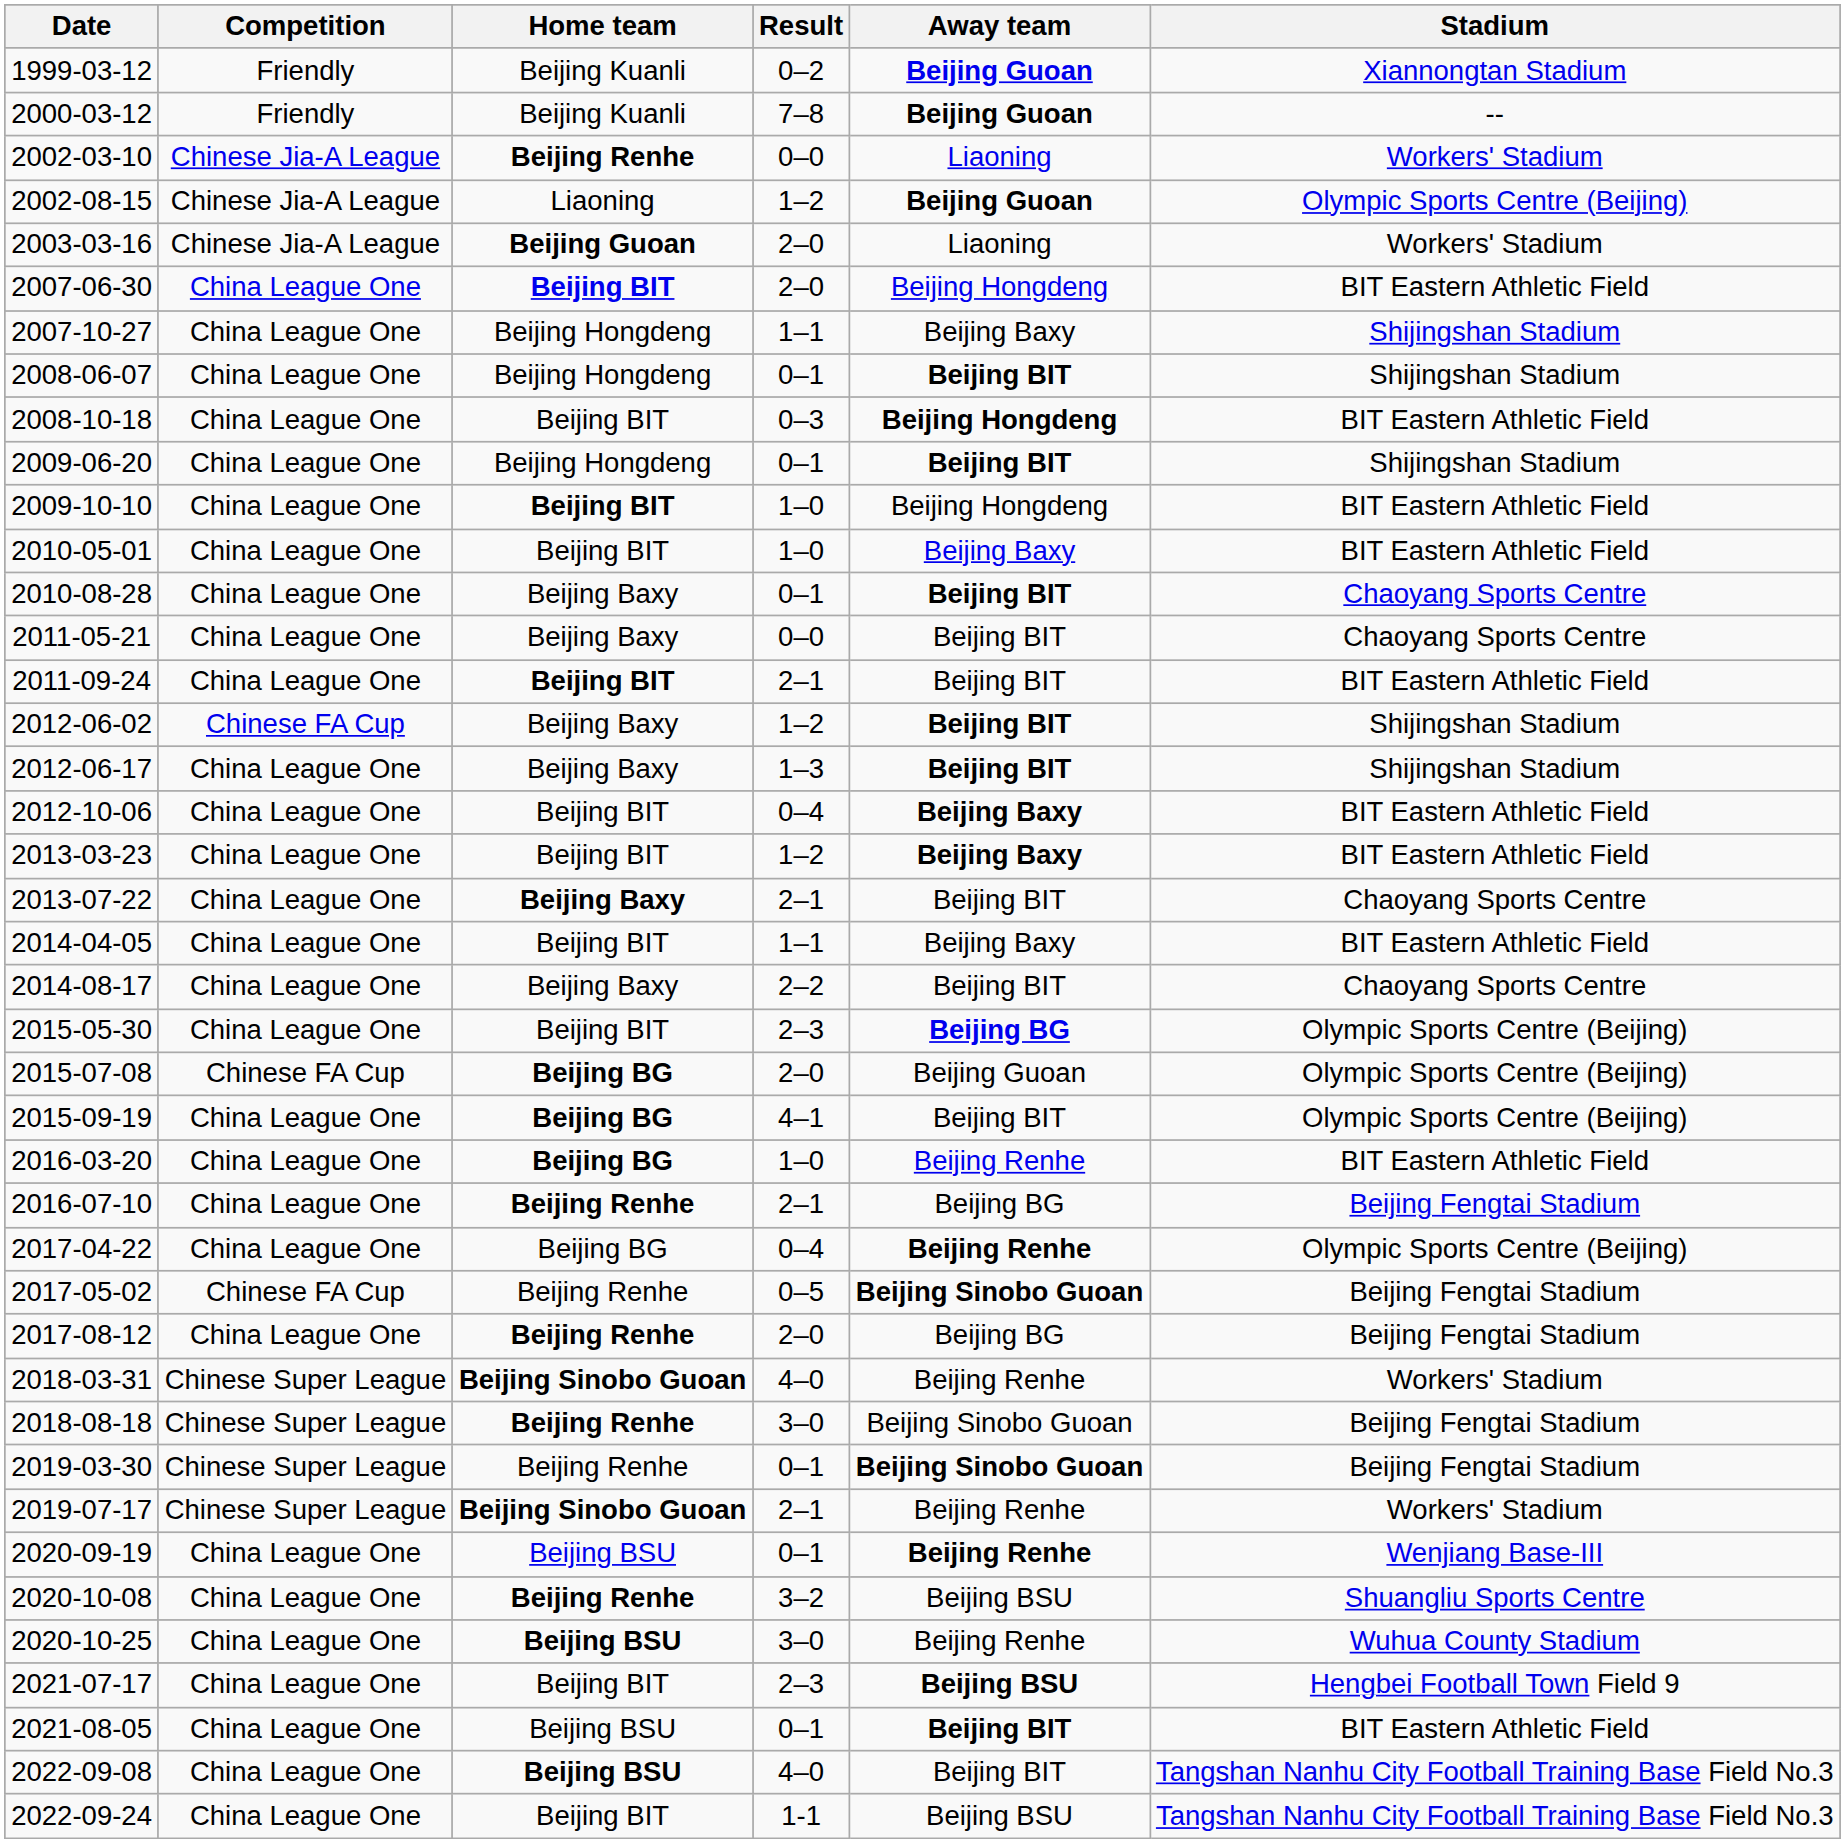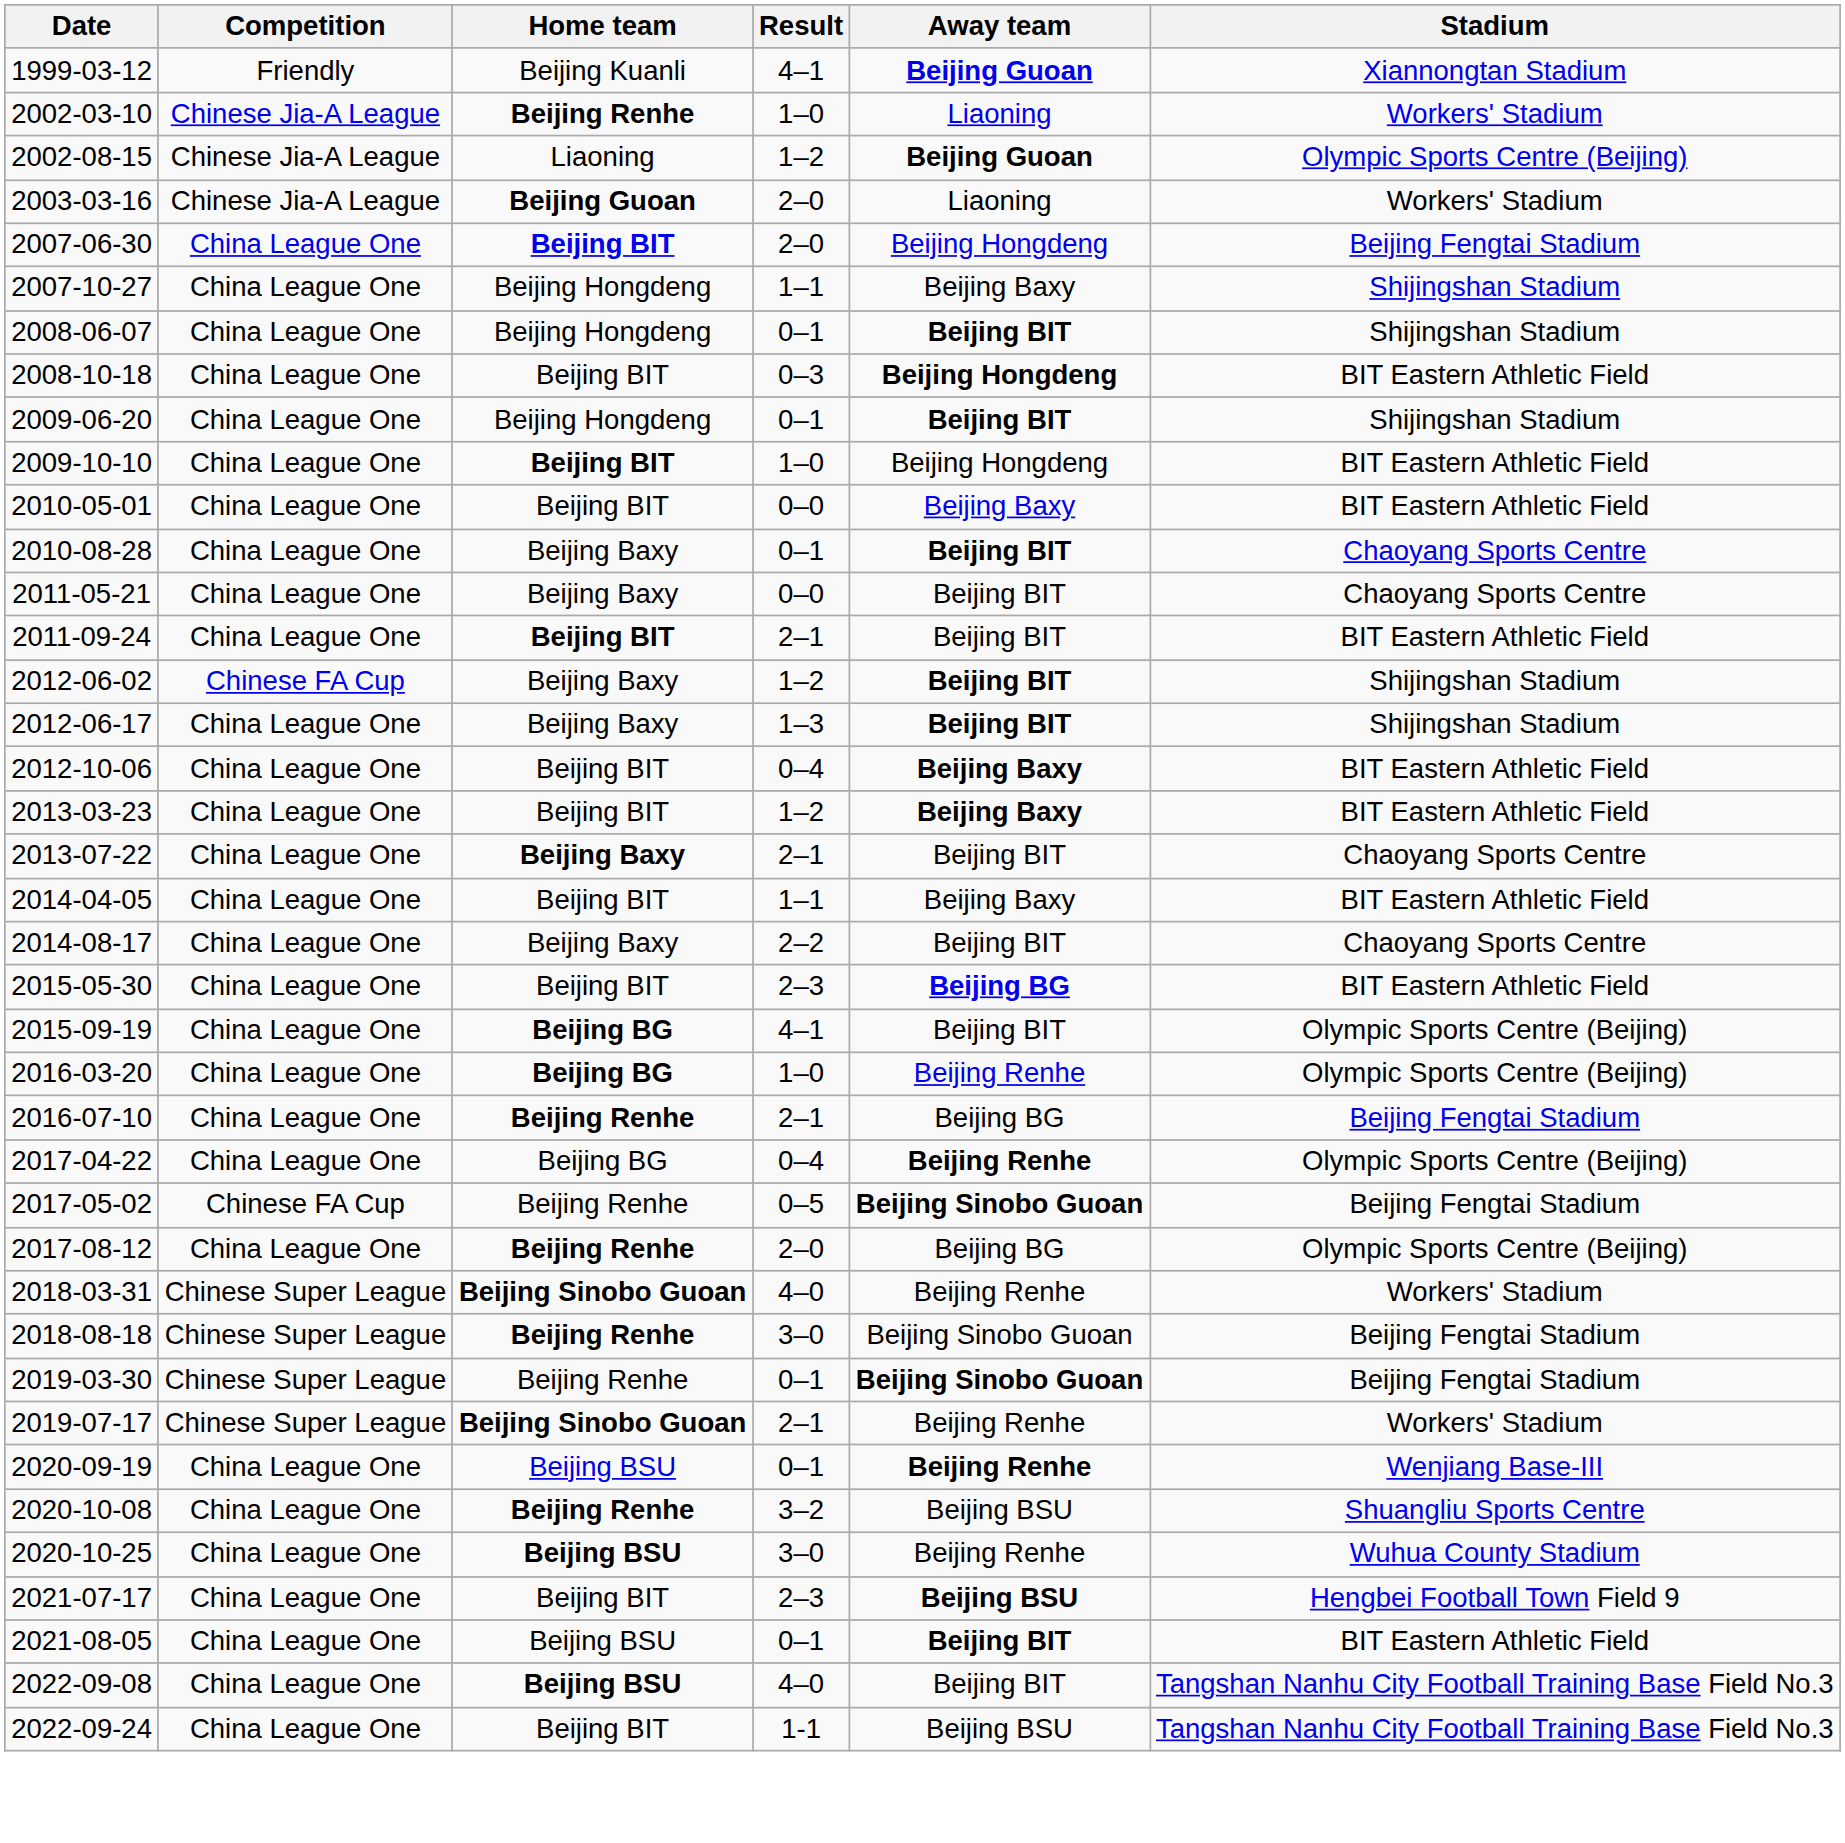(801, 69) 0–2 -> (801, 69) 4–1
- row: (82, 113)
(801, 157) 0–0 -> (801, 113) 1–0
(1495, 288) BIT Eastern Athletic Field -> (1495, 244) Beijing Fengtai Stadium
(801, 550) 1–0 -> (801, 506) 0–0
(1495, 1030) Olympic Sports Centre (Beijing) -> (1495, 986) BIT Eastern Athletic Field
- row: (82, 1073)
(1495, 1161) BIT Eastern Athletic Field -> (1495, 1073) Olympic Sports Centre (Beijing)
(1495, 1335) Beijing Fengtai Stadium -> (1495, 1248) Olympic Sports Centre (Beijing)
